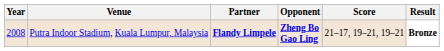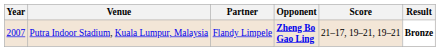(16, 33) 2008 -> (16, 33) 2007
(244, 33) bold -> (242, 33) normal
